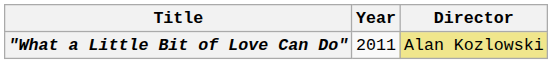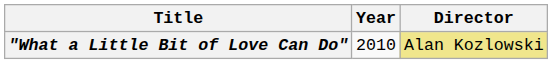(376, 45) 2011 -> (376, 45) 2010
